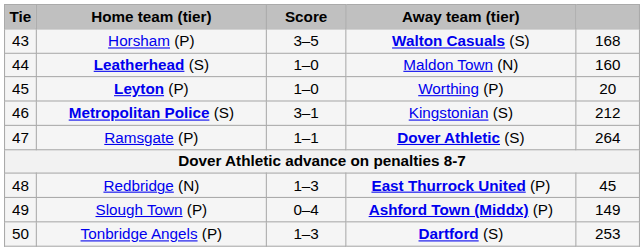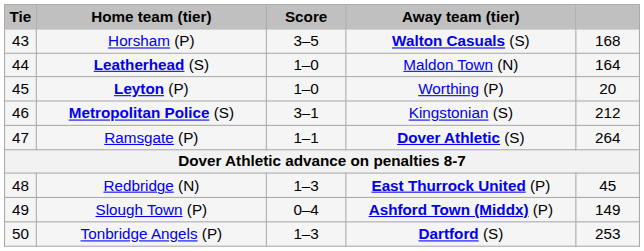(608, 65) 160 -> (608, 65) 164
